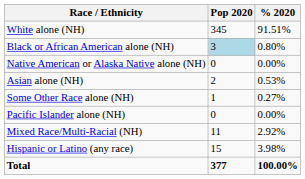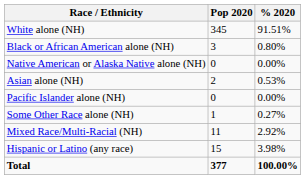(213, 47) lightblue background -> (213, 47) no background
rows swapped: (66, 115) <-> (70, 98)
